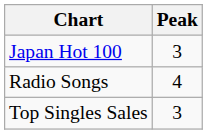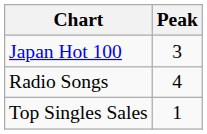(177, 112) 3 -> (177, 112) 1
